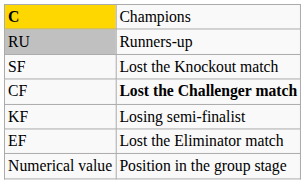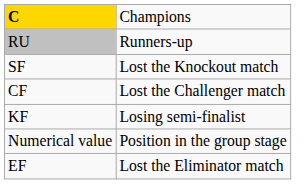(208, 91) bold -> (202, 91) normal
rows swapped: (17, 141) <-> (60, 166)
